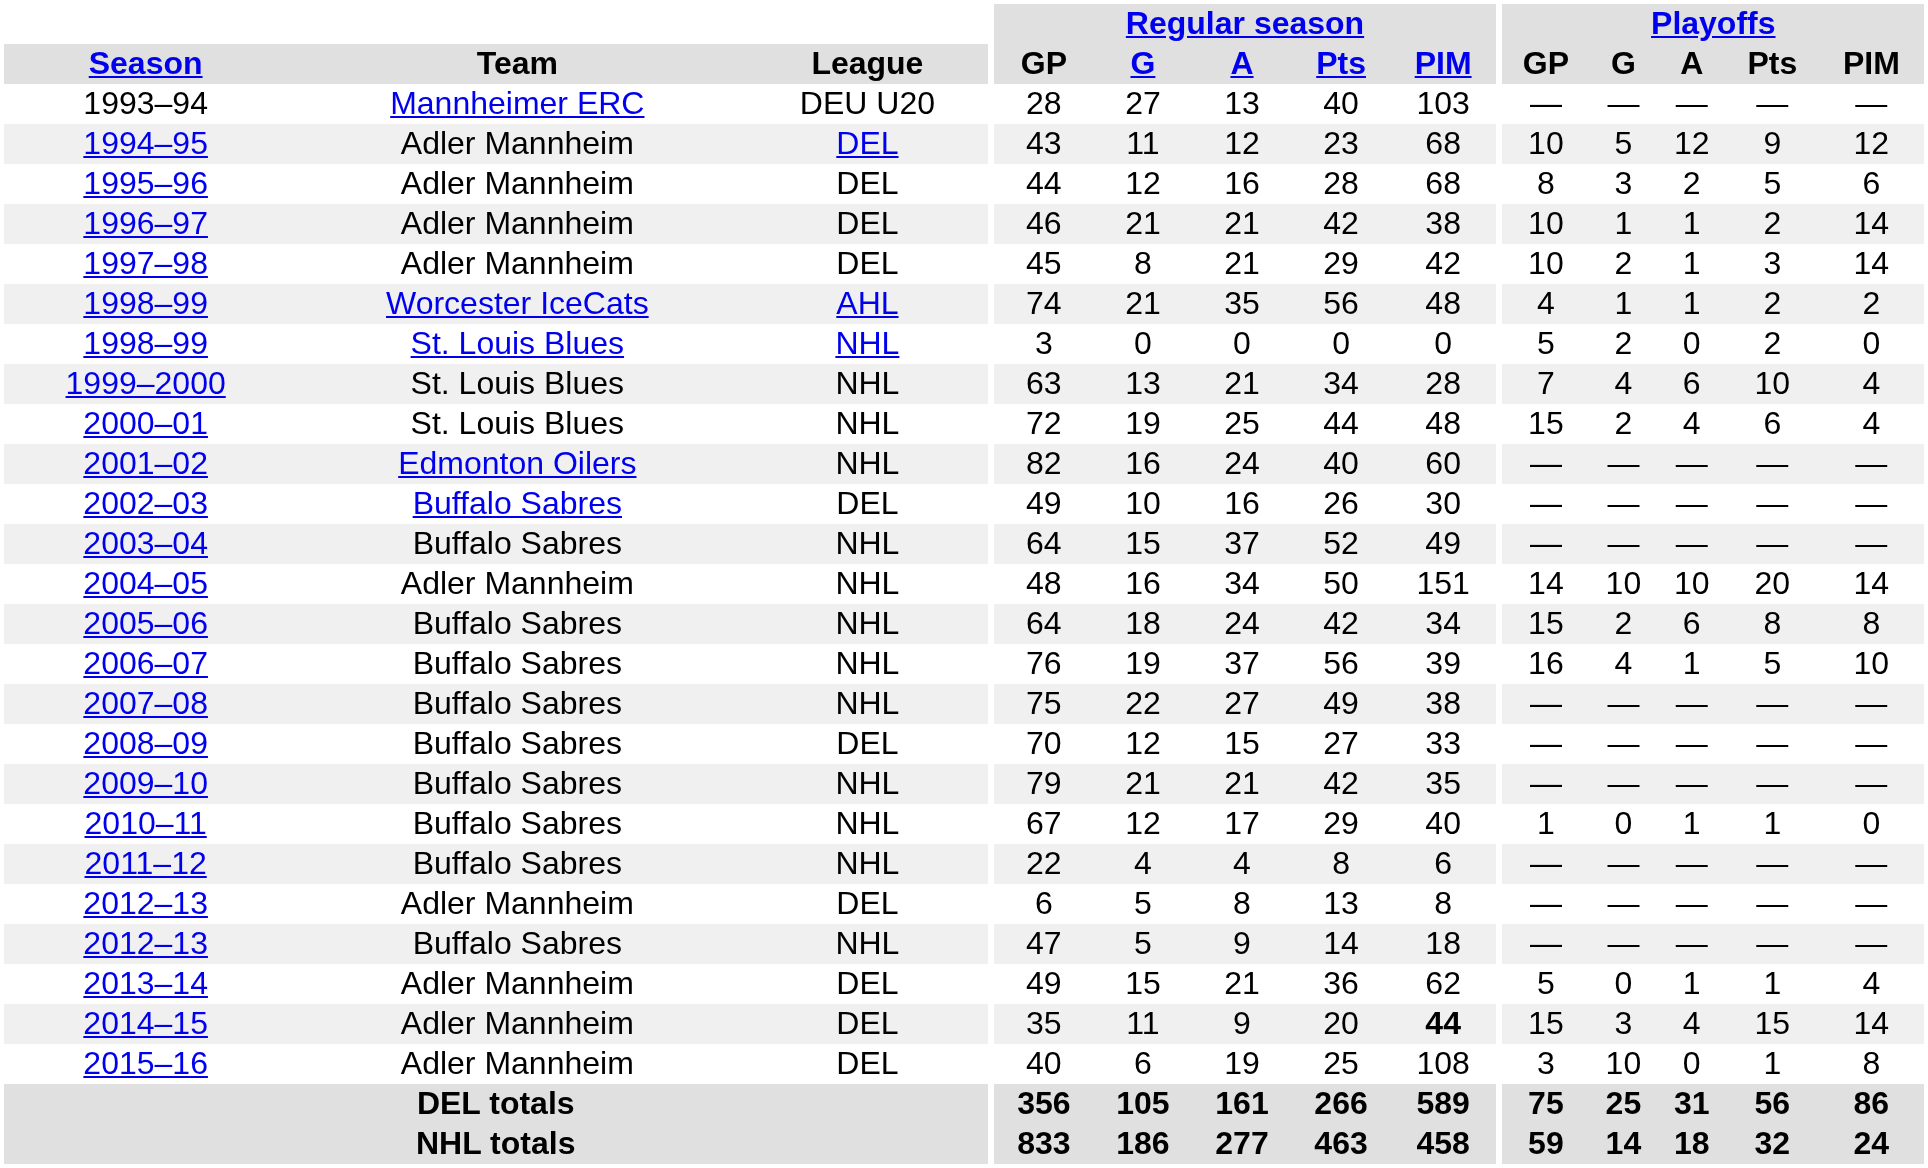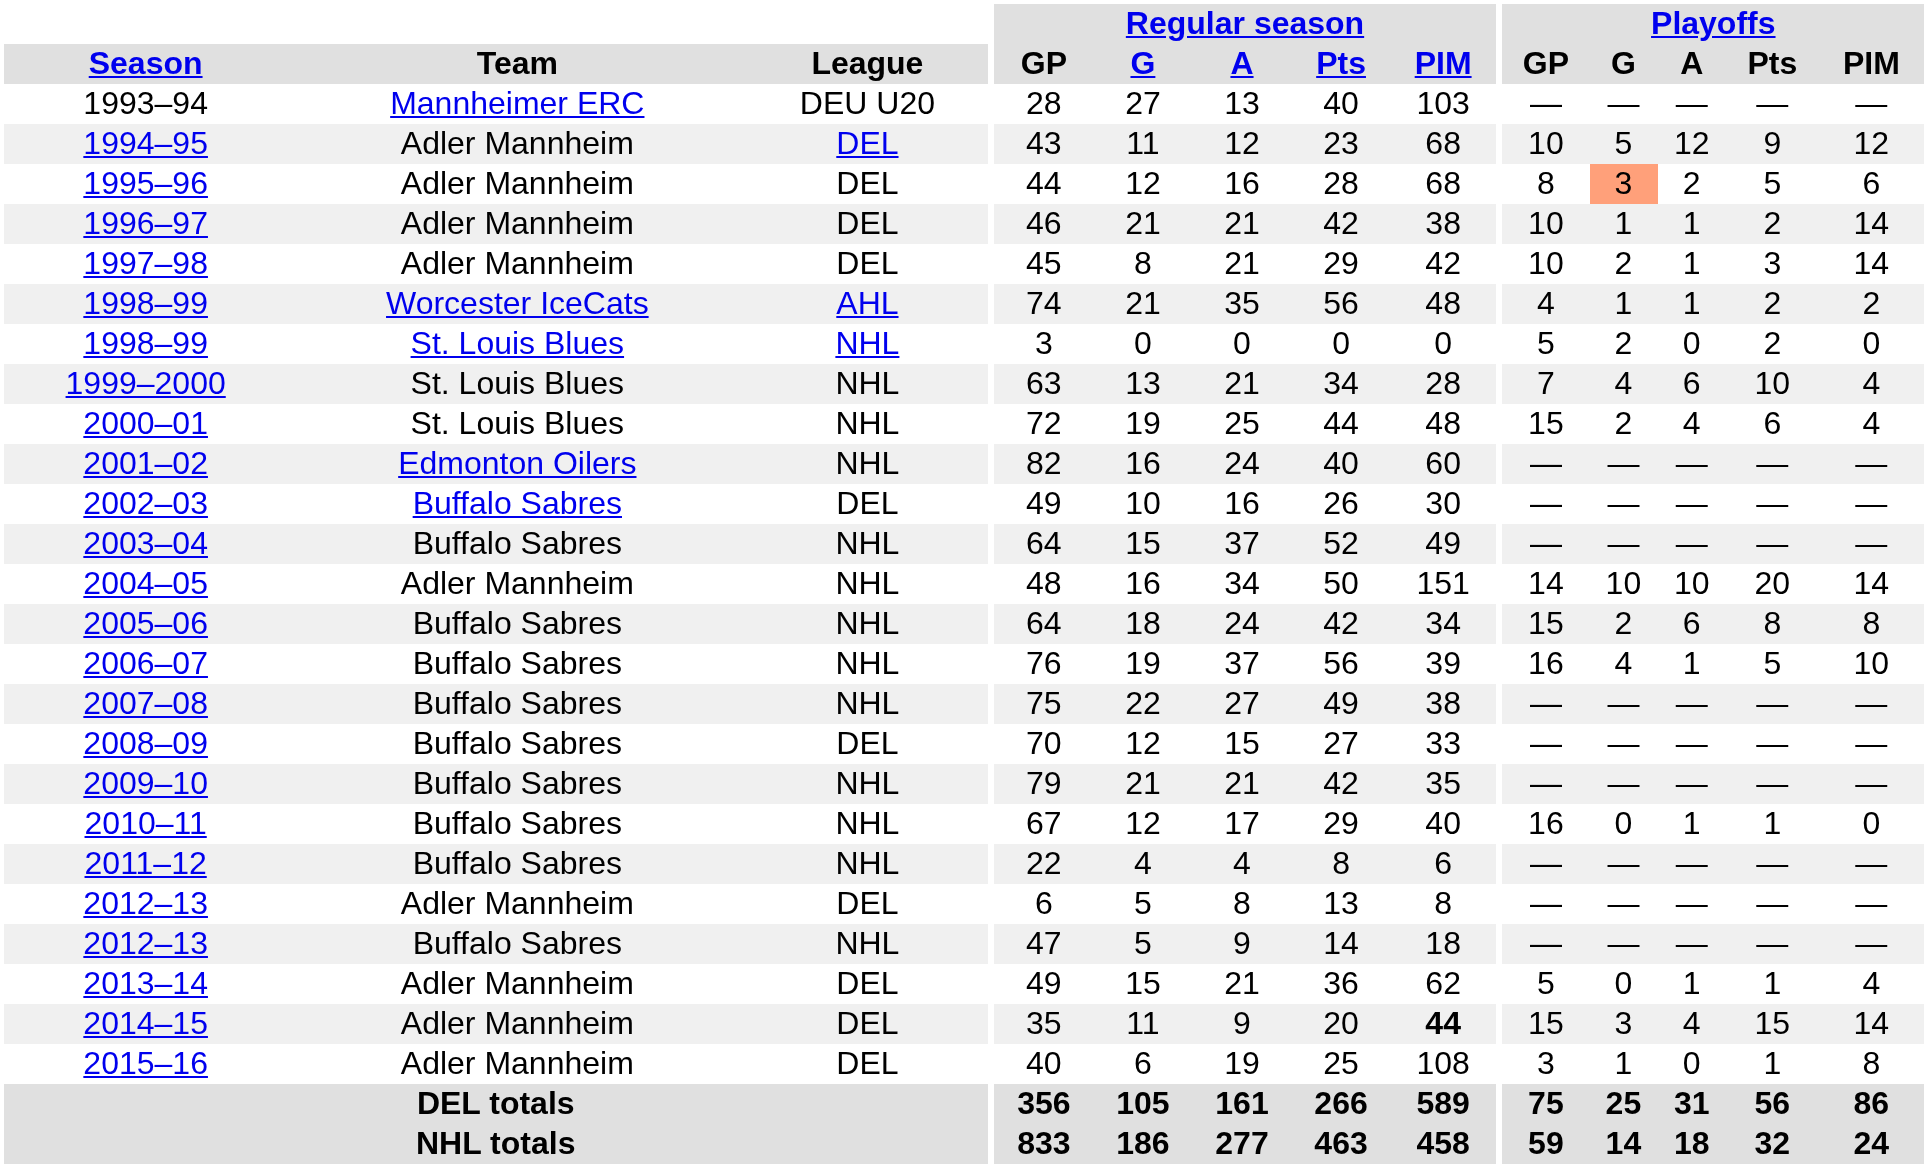(1623, 183) no background -> (1623, 183) lightsalmon background
(1546, 823) 1 -> (1546, 823) 16
(1623, 1063) 10 -> (1623, 1063) 1
